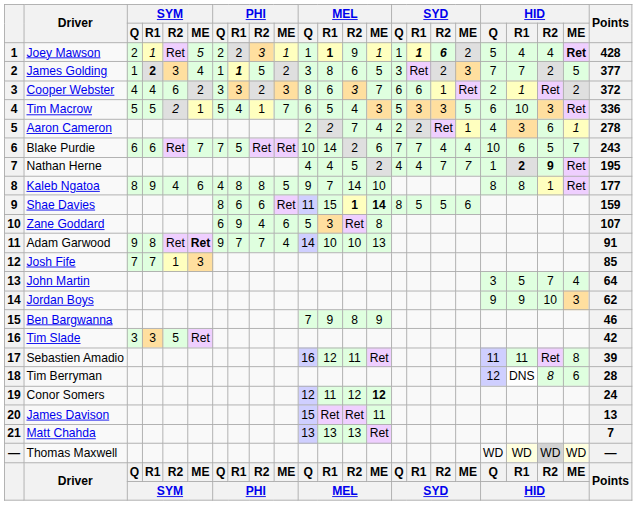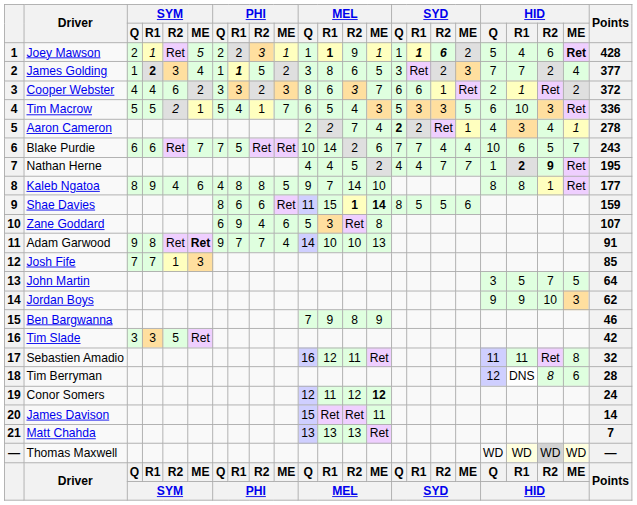(550, 52) 4 -> (550, 52) 6
(576, 71) 5 -> (576, 71) 4
(399, 128) normal -> (399, 128) bold
(550, 128) 6 -> (550, 128) 4
(576, 281) 4 -> (576, 281) 5
(610, 357) 39 -> (610, 357) 32
(610, 414) 13 -> (610, 414) 14
